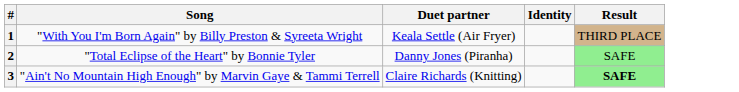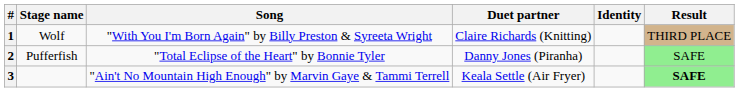+ column: (52, 14)
(454, 35) Keala Settle (Air Fryer) -> (523, 35) Claire Richards (Knitting)
(454, 76) Claire Richards (Knitting) -> (523, 76) Keala Settle (Air Fryer)
